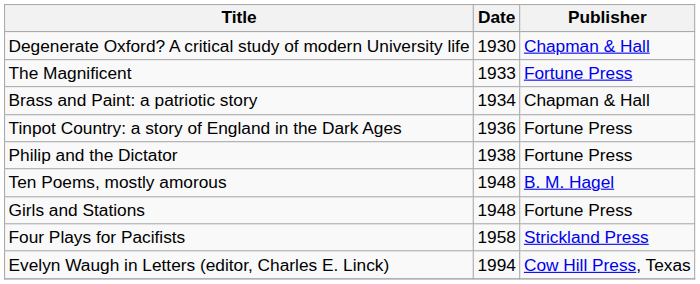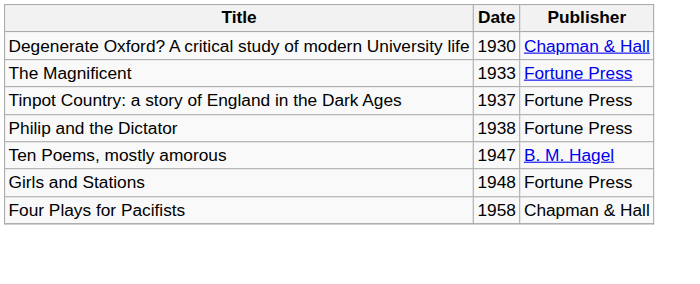- row: (133, 100)
(497, 127) 1936 -> (497, 100) 1937
(497, 182) 1948 -> (497, 155) 1947
(586, 237) Strickland Press -> (587, 210) Chapman & Hall
- row: (199, 264)
